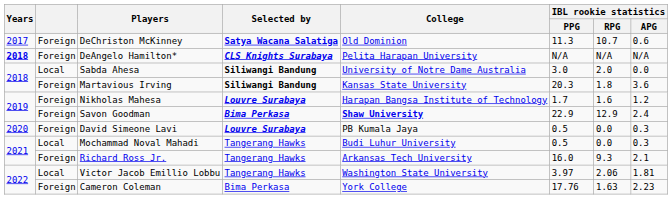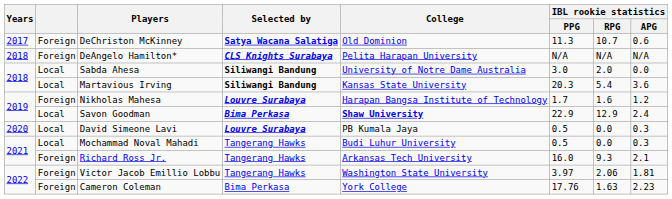(17, 56) bold -> (17, 56) normal
(57, 85) Foreign -> (51, 85) Local
(604, 85) 1.8 -> (604, 85) 5.4
(57, 114) Foreign -> (51, 114) Local
(57, 129) Foreign -> (51, 129) Local
(51, 172) Local -> (57, 172) Foreign
